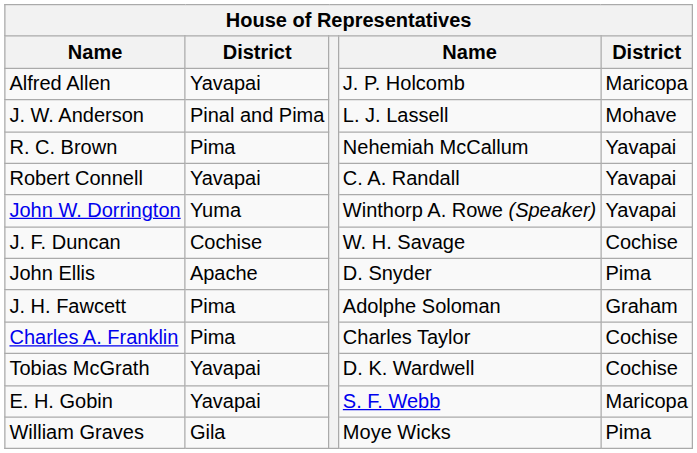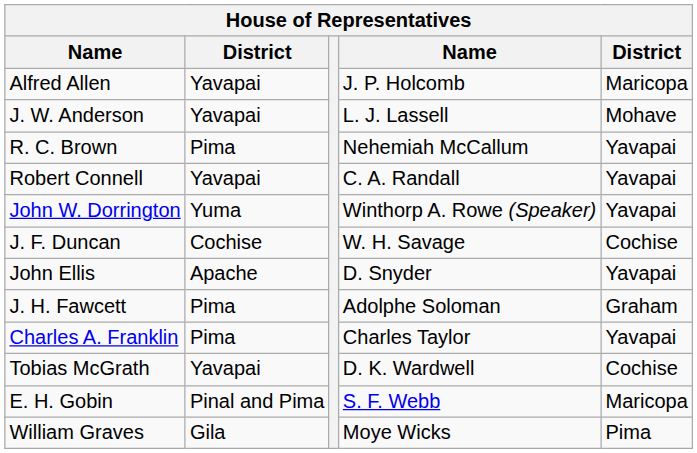(257, 115) Pinal and Pima -> (225, 115) Yavapai
(628, 274) Pima -> (641, 274) Yavapai
(642, 337) Cochise -> (641, 337) Yavapai
(225, 400) Yavapai -> (257, 400) Pinal and Pima
